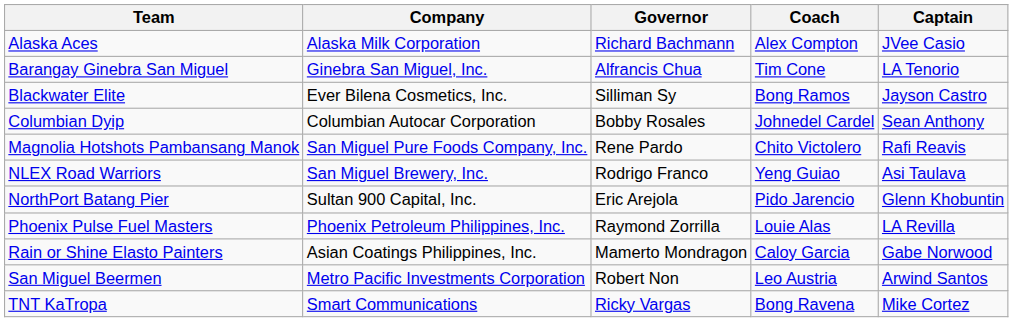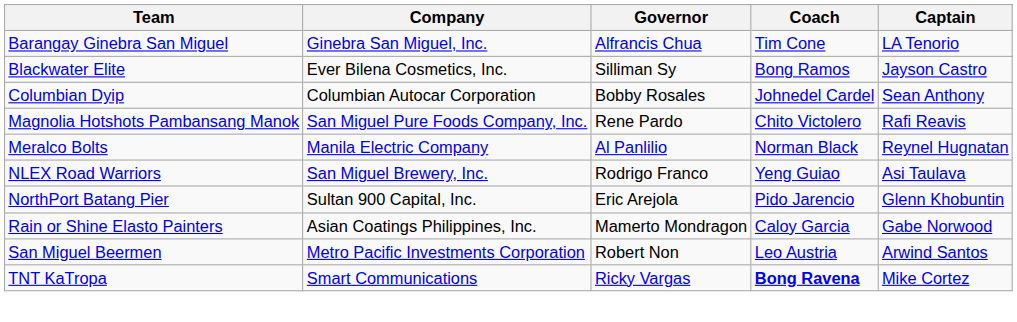- row: (53, 44)
+ row: (58, 148)
- row: (110, 226)
(805, 304) normal -> (807, 278) bold
